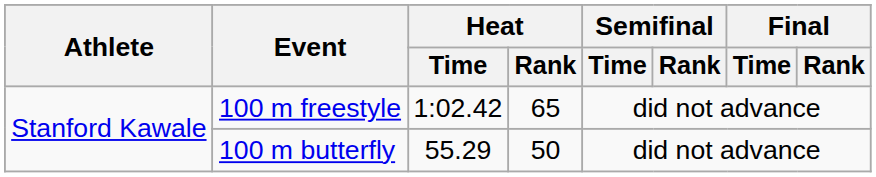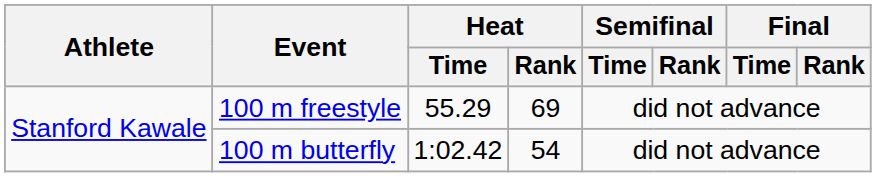(458, 108) 1:02.42 -> (458, 108) 55.29
(545, 108) 65 -> (545, 108) 69
(458, 150) 55.29 -> (458, 150) 1:02.42
(545, 150) 50 -> (545, 150) 54
